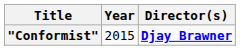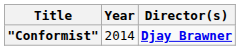(120, 35) 2015 -> (120, 35) 2014
